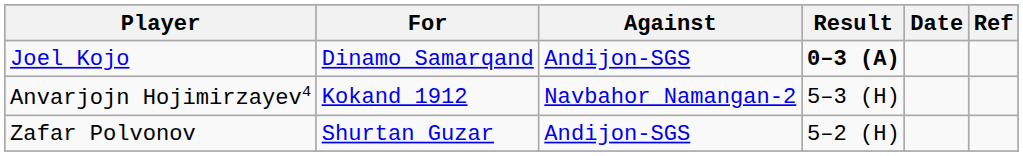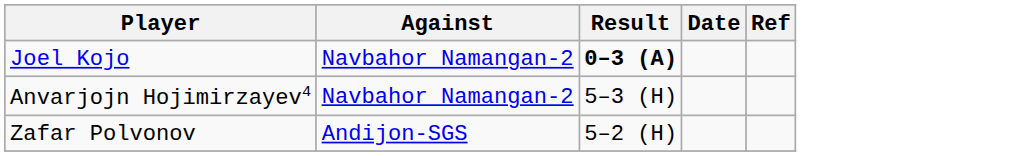- column: (428, 23)
(617, 59) Andijon-SGS -> (448, 59) Navbahor Namangan-2
